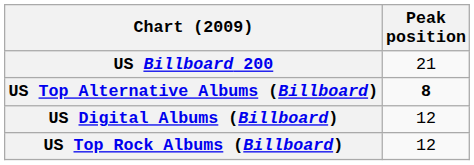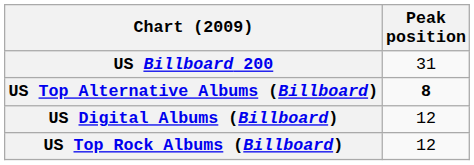(426, 65) 21 -> (426, 65) 31
